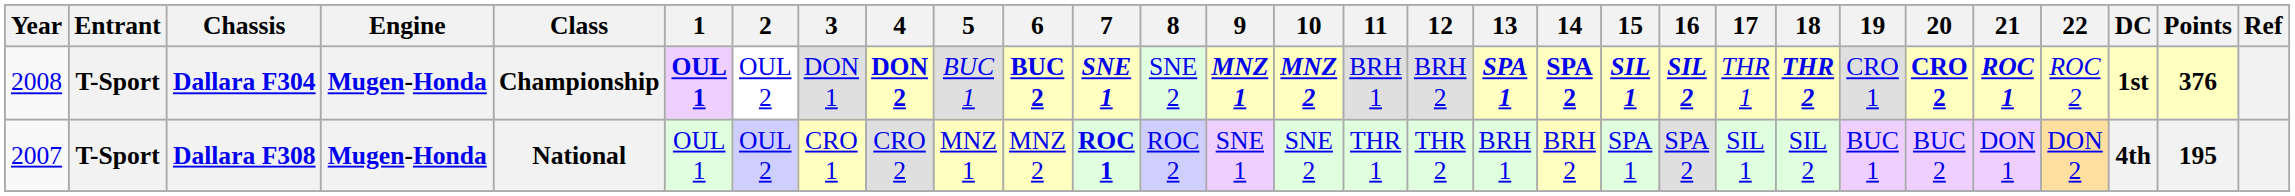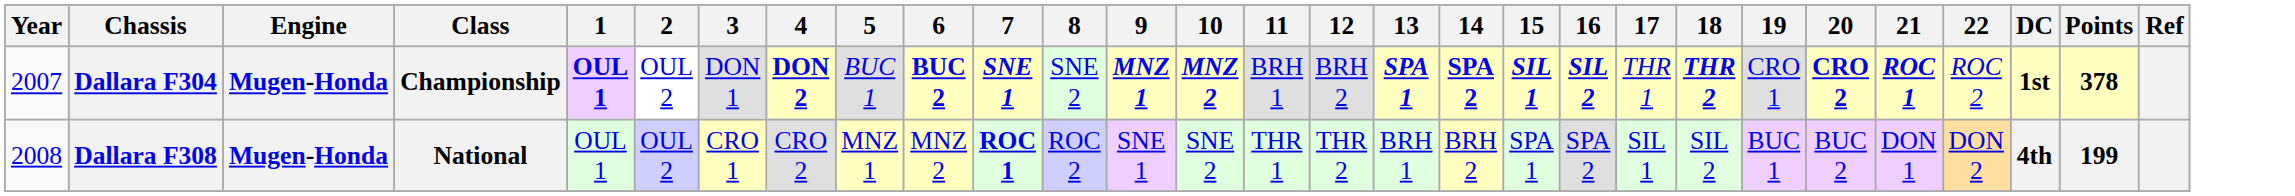- column: (118, 25)
(37, 82) 2008 -> (37, 82) 2007
(2198, 82) 376 -> (2099, 82) 378
(37, 154) 2007 -> (37, 154) 2008
(2198, 154) 195 -> (2099, 154) 199
